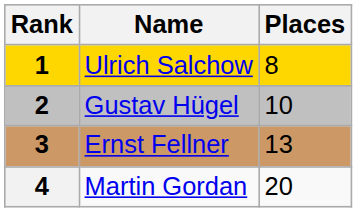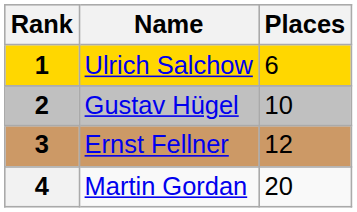(272, 65) 8 -> (272, 65) 6
(279, 145) 13 -> (279, 145) 12
